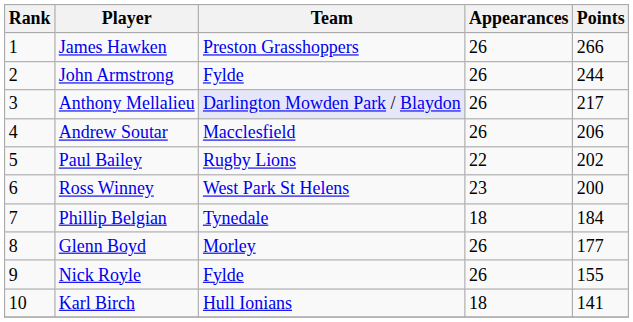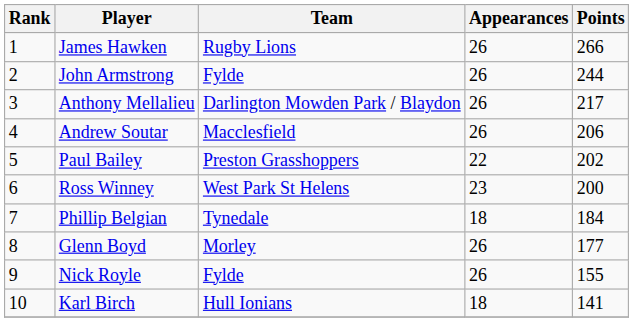(281, 47) Preston Grasshoppers -> (249, 47) Rugby Lions
(332, 103) lavender background -> (332, 103) no background
(249, 160) Rugby Lions -> (281, 160) Preston Grasshoppers
